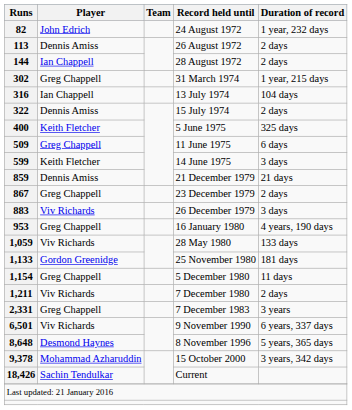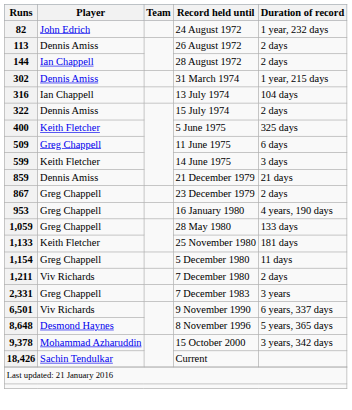(71, 78) Greg Chappell -> (69, 78) Dennis Amiss
- row: (21, 210)
(67, 243) Viv Richards -> (71, 227) Greg Chappell
(79, 260) Gordon Greenidge -> (70, 243) Keith Fletcher
